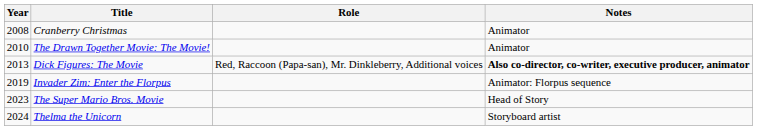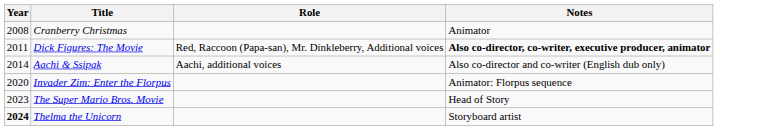- row: (122, 47)
(18, 64) 2013 -> (18, 47) 2011
+ row: (67, 64)
(18, 82) 2019 -> (18, 82) 2020
(18, 116) normal -> (18, 116) bold
